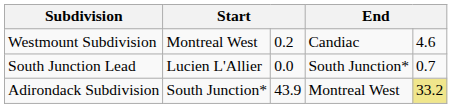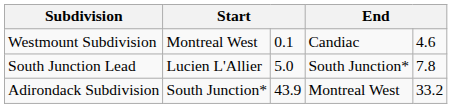(284, 41) 0.2 -> (284, 41) 0.1
(284, 66) 0.0 -> (284, 66) 5.0
(426, 66) 0.7 -> (426, 66) 7.8
(430, 90) khaki background -> (430, 90) no background
